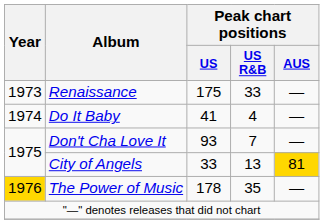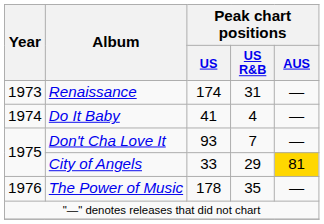(209, 92) 175 -> (209, 92) 174
(253, 92) 33 -> (253, 92) 31
(253, 164) 13 -> (253, 164) 29
(25, 188) gold background -> (25, 188) no background
